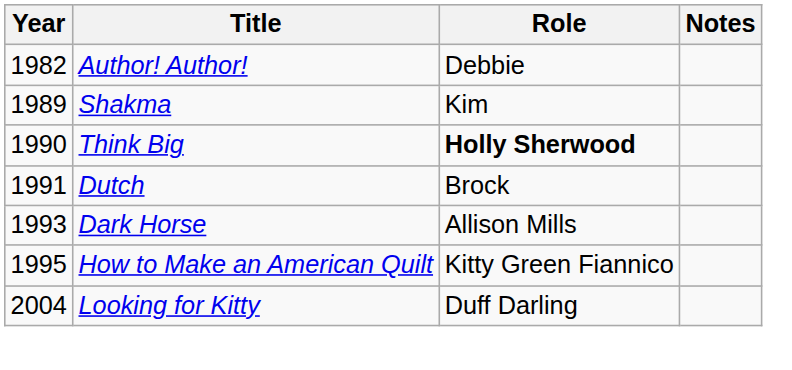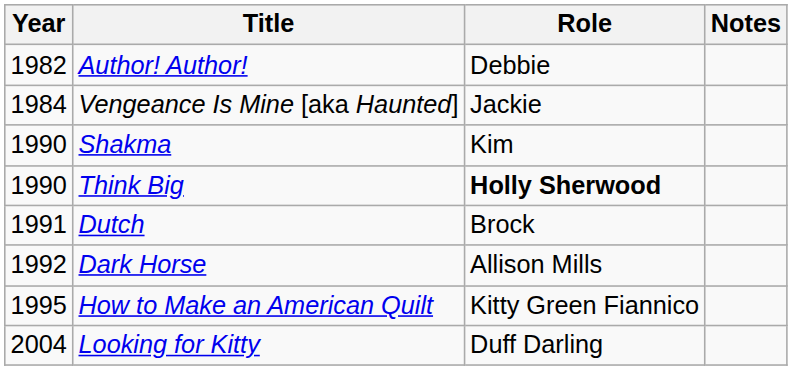+ row: (268, 104)
(39, 104) 1989 -> (39, 144) 1990
(39, 225) 1993 -> (39, 265) 1992
